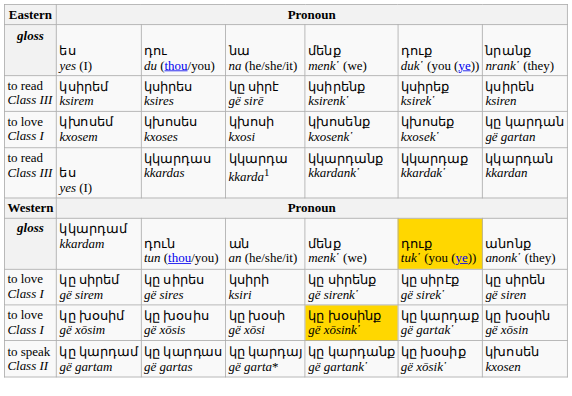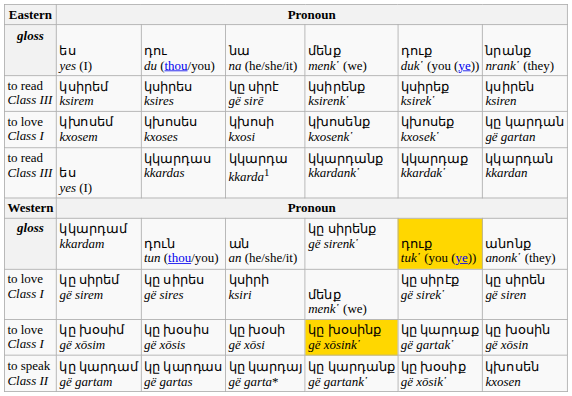(338, 251) մենք menk῾ (we) -> (342, 236) կը սիրենք gë sirenk῾
(342, 287) կը սիրենք gë sirenk῾ -> (338, 302) մենք menk῾ (we)
